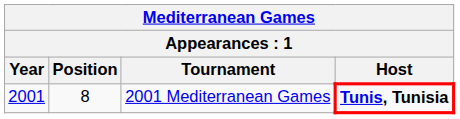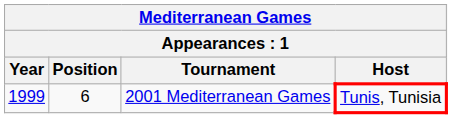(27, 97) 2001 -> (27, 97) 1999
(85, 97) 8 -> (85, 97) 6
(394, 98) bold -> (391, 98) normal
